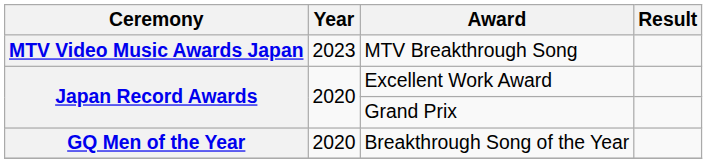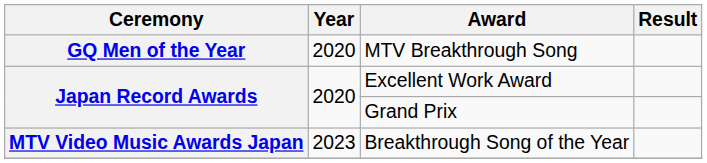(156, 50) MTV Video Music Awards Japan -> (156, 50) GQ Men of the Year
(334, 50) 2023 -> (334, 50) 2020
(156, 142) GQ Men of the Year -> (156, 142) MTV Video Music Awards Japan
(334, 142) 2020 -> (334, 142) 2023
